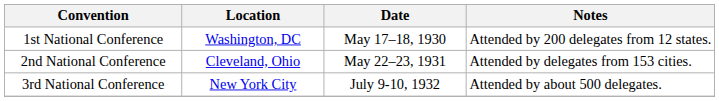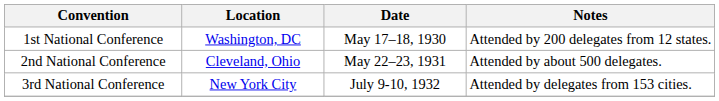(581, 61) Attended by delegates from 153 cities. -> (566, 61) Attended by about 500 delegates.
(566, 84) Attended by about 500 delegates. -> (581, 84) Attended by delegates from 153 cities.
